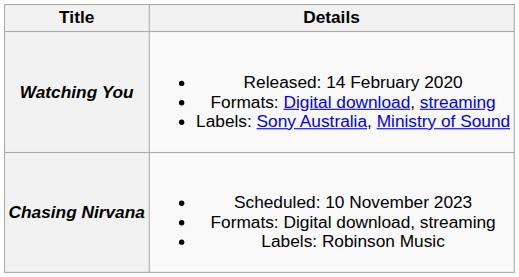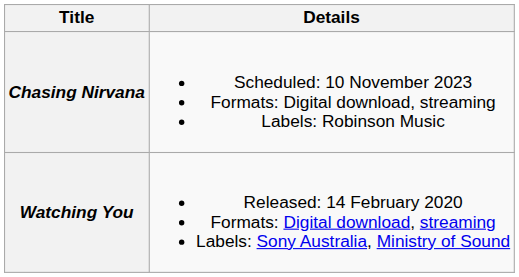rows swapped: (77, 92) <-> (77, 212)
